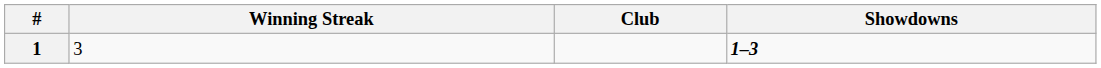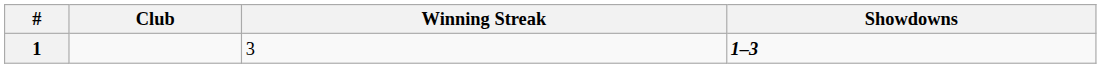columns swapped: (640, 19) <-> (311, 19)
